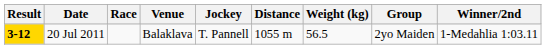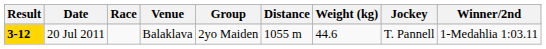columns swapped: (404, 14) <-> (223, 14)
(317, 34) 56.5 -> (326, 34) 44.6
